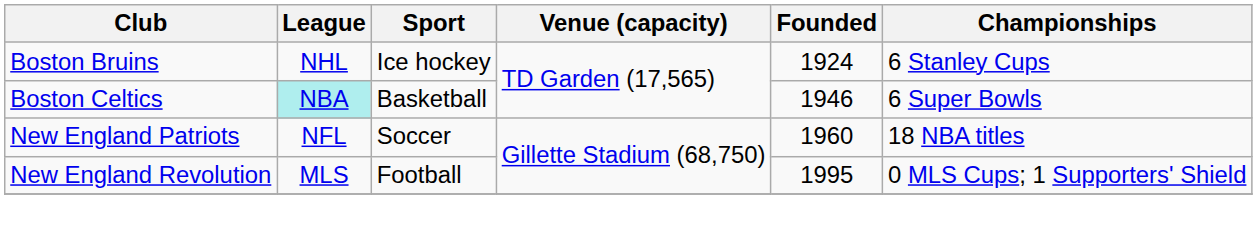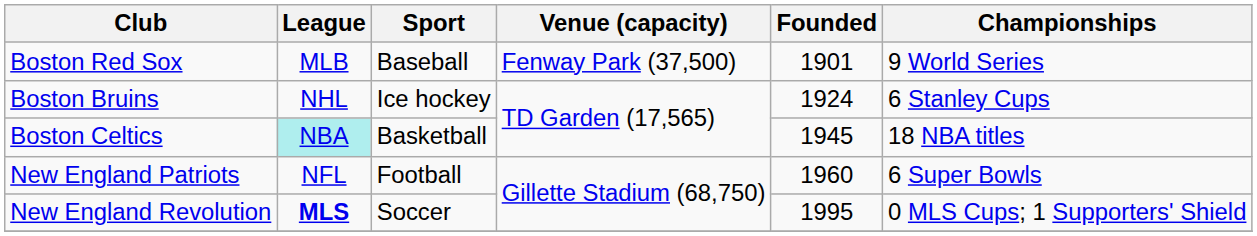+ row: (96, 61)
(827, 99) 1946 -> (827, 136) 1945
(965, 99) 6 Super Bowls -> (956, 136) 18 NBA titles
(414, 136) Soccer -> (419, 174) Football
(956, 136) 18 NBA titles -> (965, 174) 6 Super Bowls
(324, 174) normal -> (324, 212) bold
(419, 174) Football -> (414, 212) Soccer
